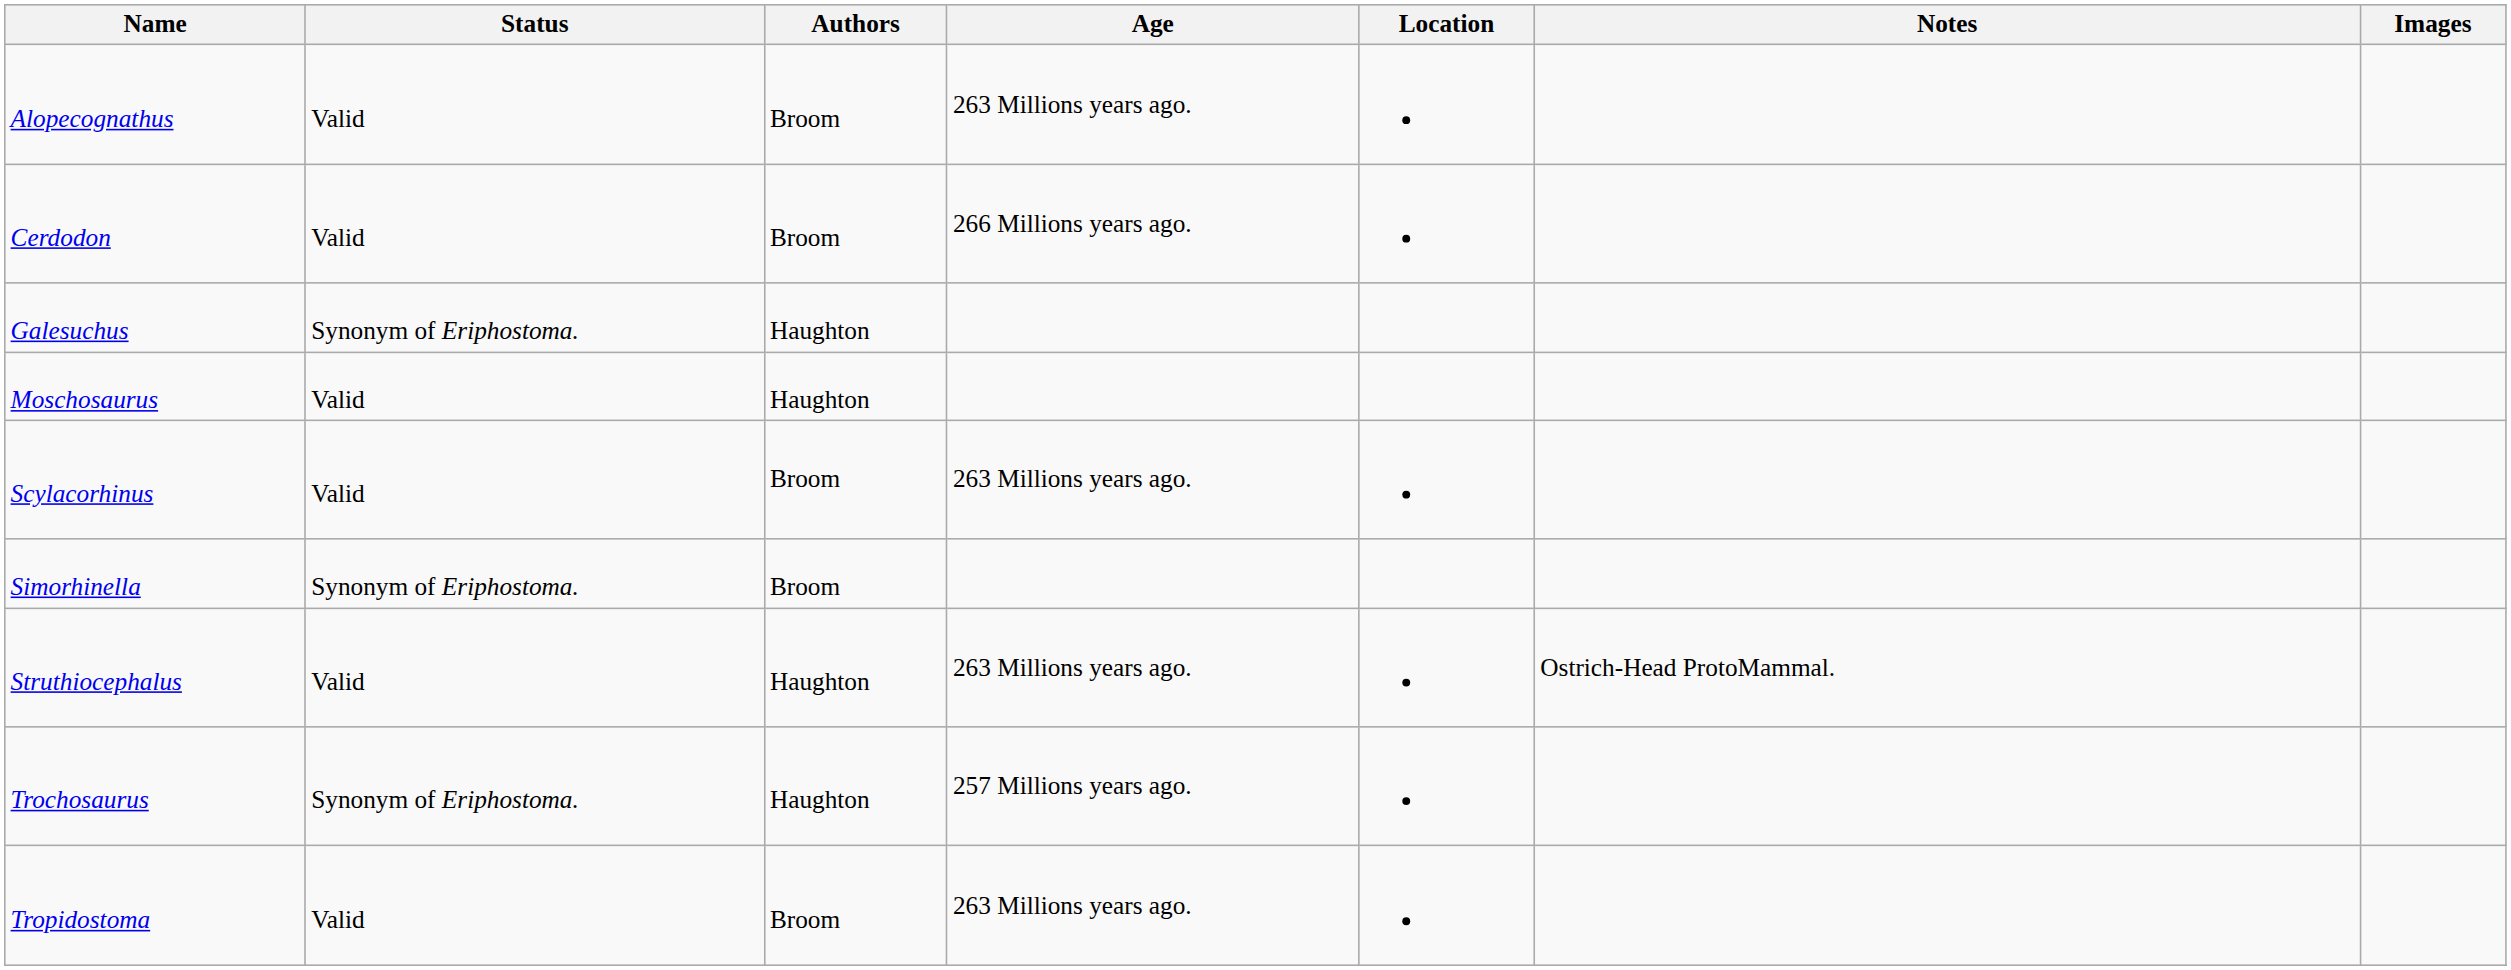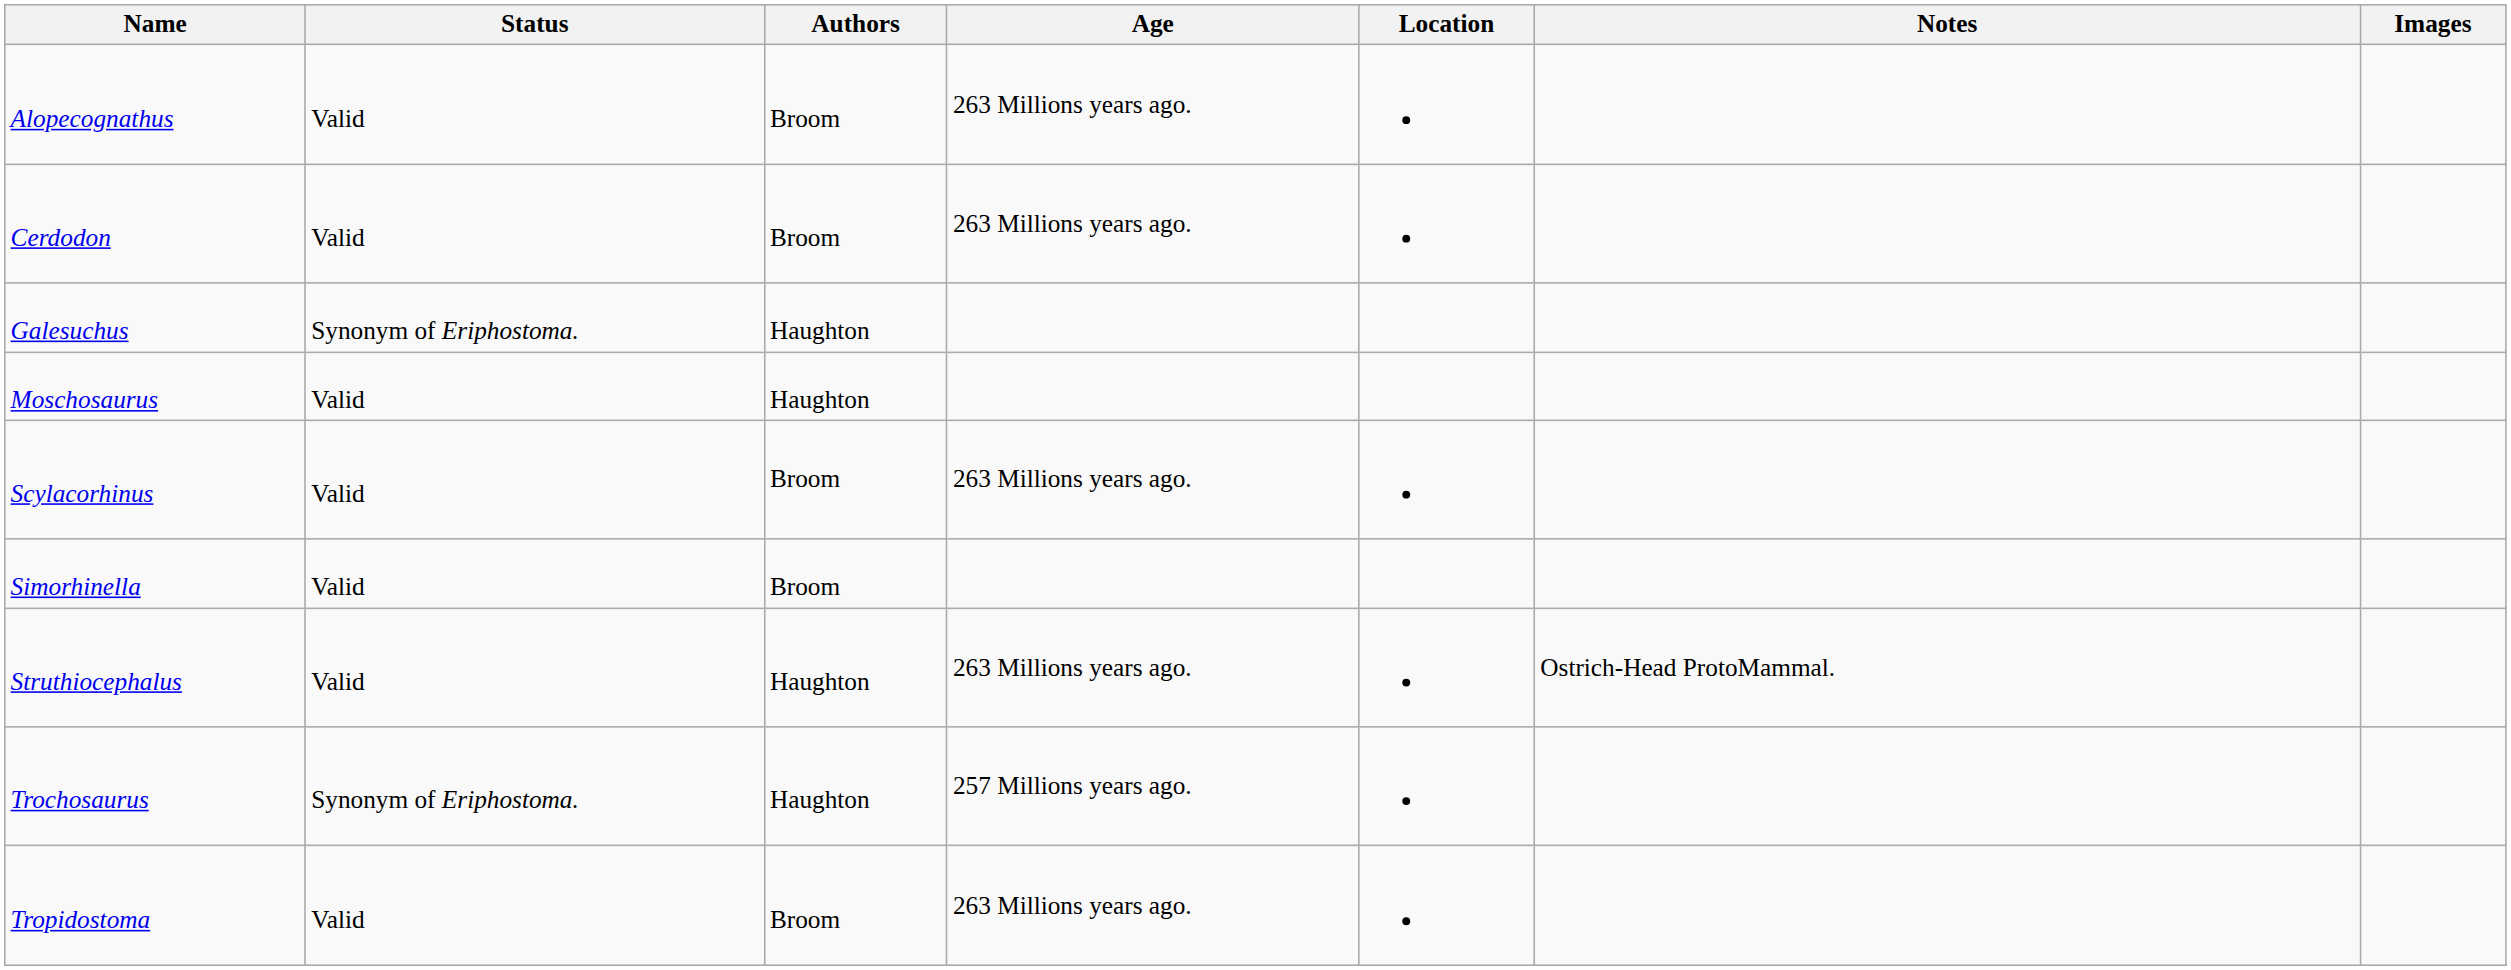(1072, 223) 266 Millions years ago. -> (1072, 223) 263 Millions years ago.
(445, 587) Synonym of Eriphostoma. -> (338, 587) Valid
